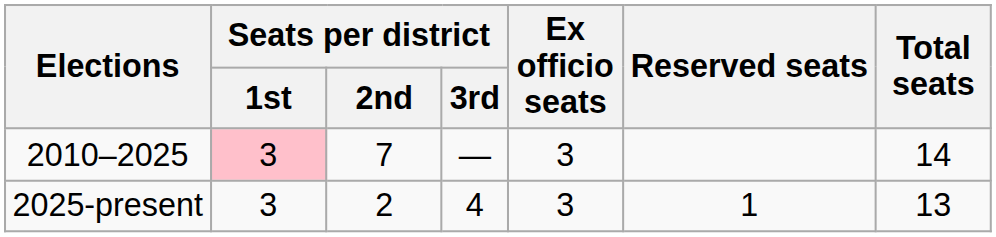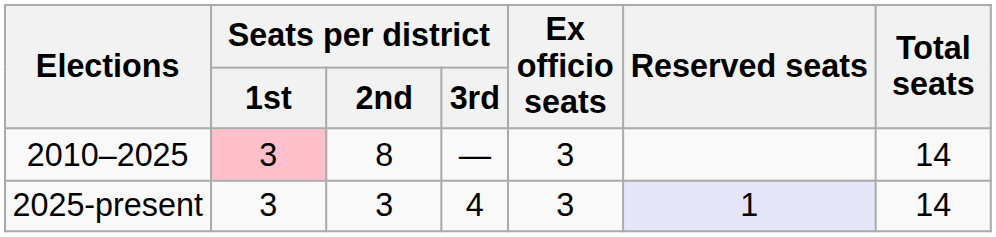(384, 154) 7 -> (384, 154) 8
(384, 205) 2 -> (384, 205) 3
(749, 205) no background -> (749, 205) lavender background
(933, 205) 13 -> (933, 205) 14
